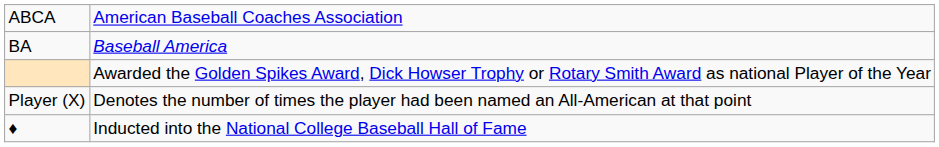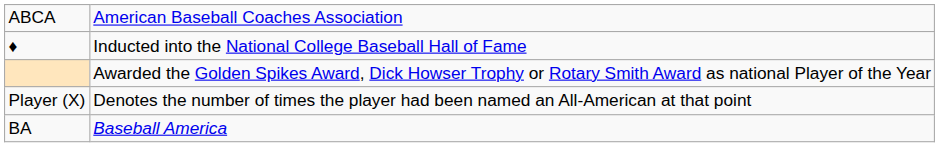rows swapped: (20, 45) <-> (13, 127)
